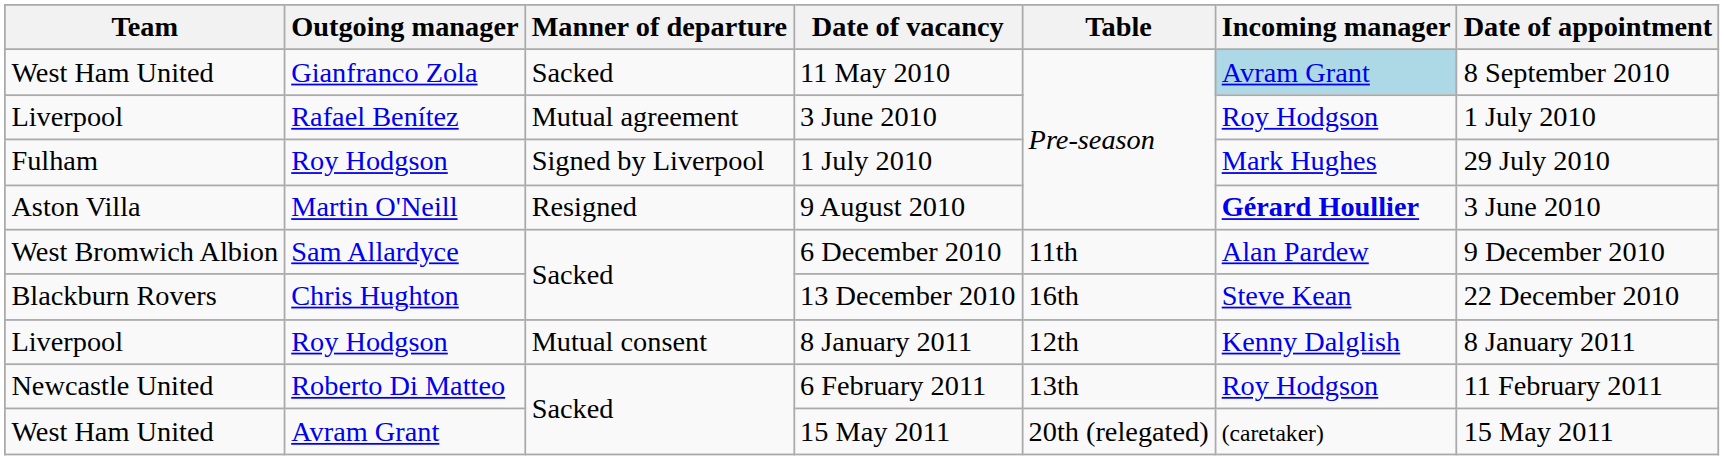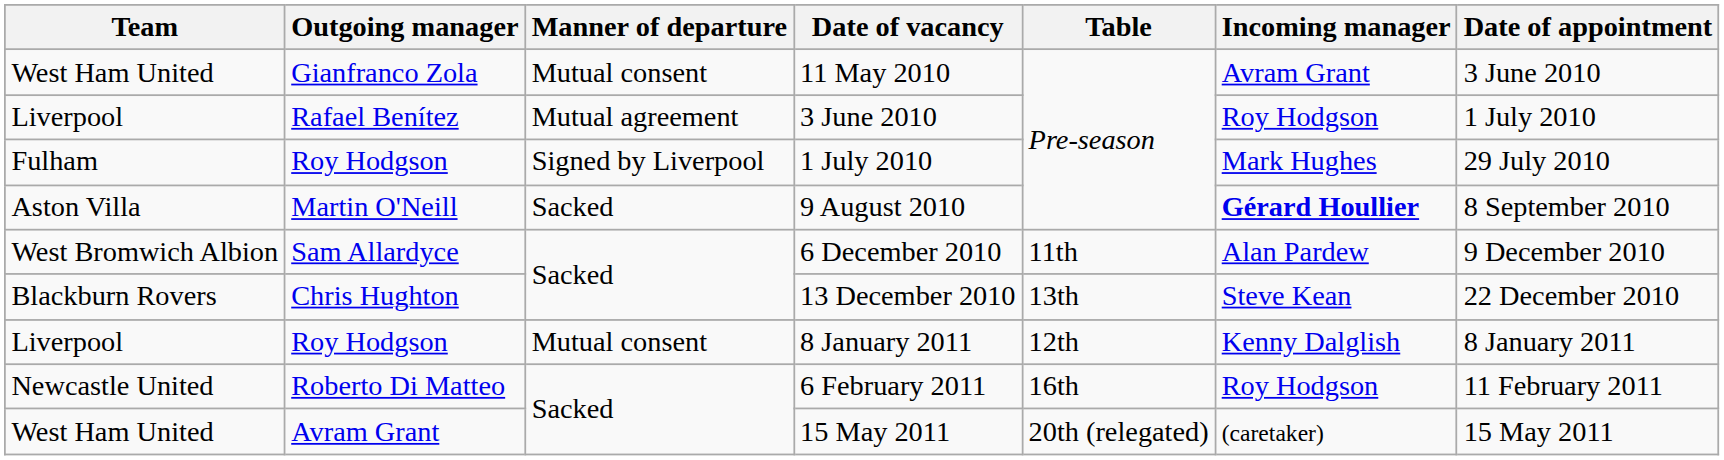(573, 71) Sacked -> (619, 71) Mutual consent
(1296, 71) lightblue background -> (1296, 71) no background
(1567, 71) 8 September 2010 -> (1532, 71) 3 June 2010
(584, 206) Resigned -> (573, 206) Sacked
(1532, 206) 3 June 2010 -> (1567, 206) 8 September 2010
(1054, 296) 16th -> (1054, 296) 13th
(1054, 386) 13th -> (1054, 386) 16th
